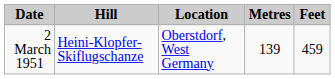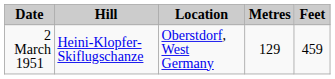(270, 49) 139 -> (270, 49) 129
